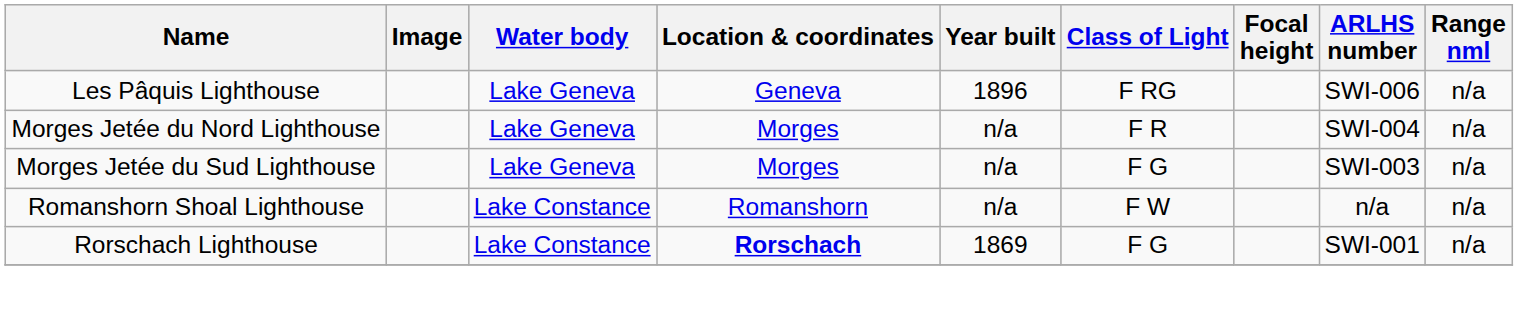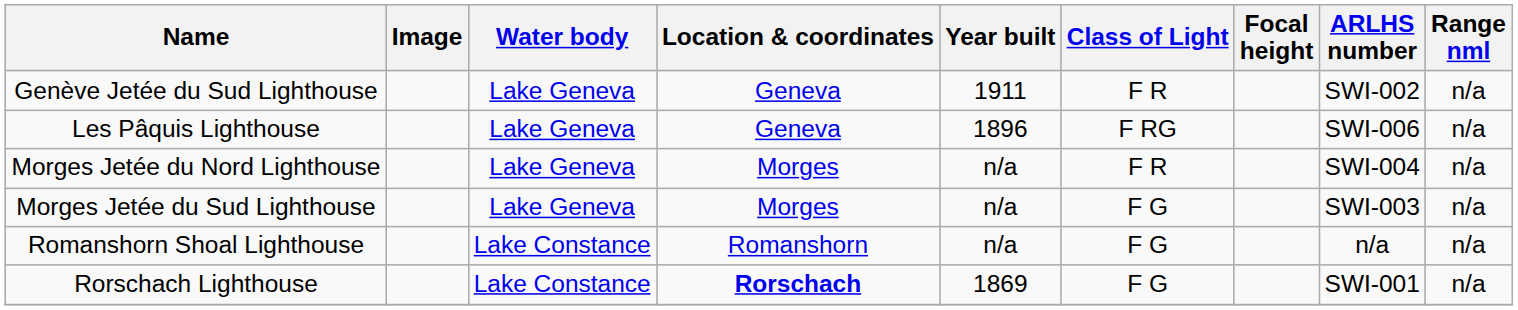+ row: (196, 90)
(1148, 206) F W -> (1148, 245) F G
